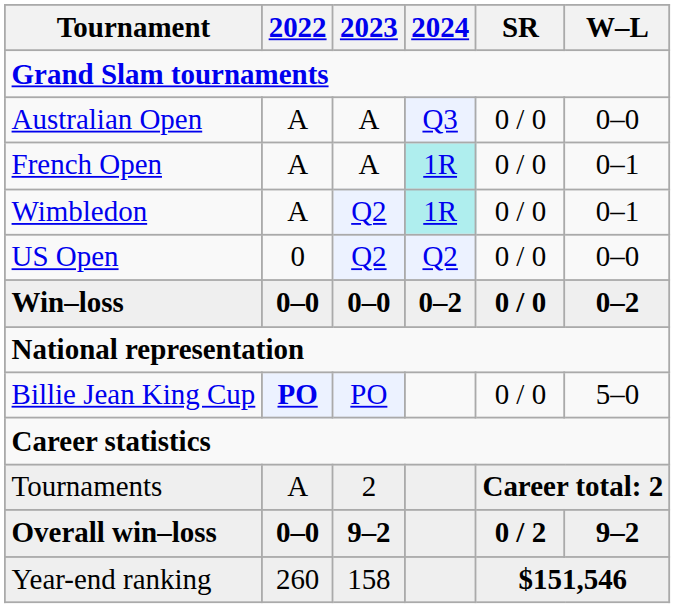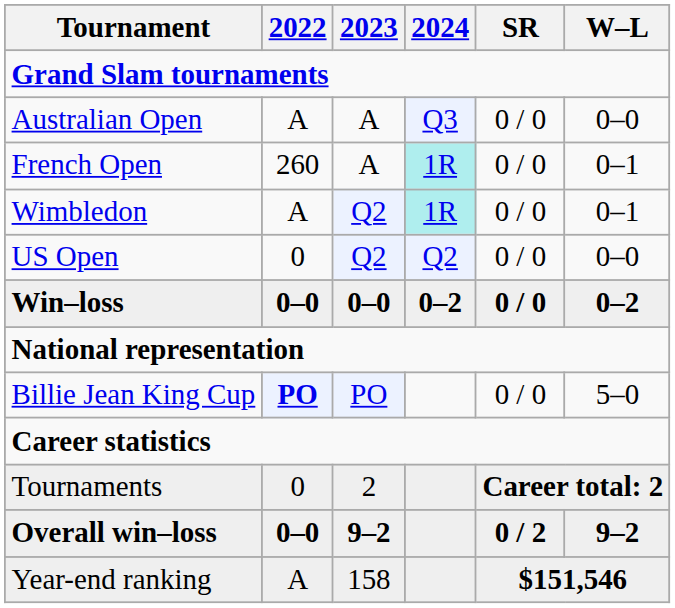(298, 165) A -> (298, 165) 260
(298, 486) A -> (298, 486) 0
(298, 578) 260 -> (298, 578) A
